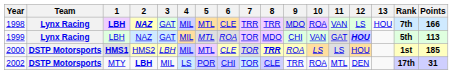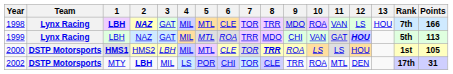(250, 24) TRR -> (250, 24) TOR
(250, 37) TOR -> (250, 37) TRR
(433, 50) 185 -> (433, 50) 105
